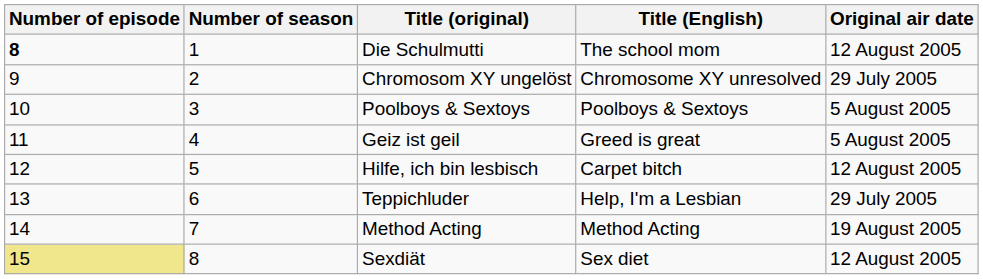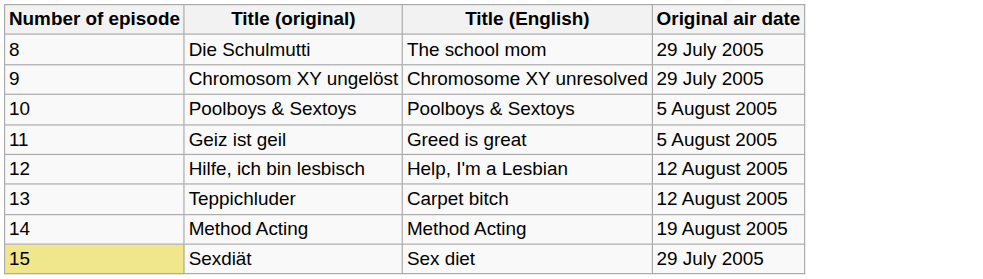- column: (271, 19)
(14, 49) bold -> (14, 49) normal
(896, 49) 12 August 2005 -> (710, 49) 29 July 2005
(631, 169) Carpet bitch -> (487, 169) Help, I'm a Lesbian
(661, 199) Help, I'm a Lesbian -> (458, 199) Carpet bitch
(884, 199) 29 July 2005 -> (722, 199) 12 August 2005
(896, 259) 12 August 2005 -> (710, 259) 29 July 2005
